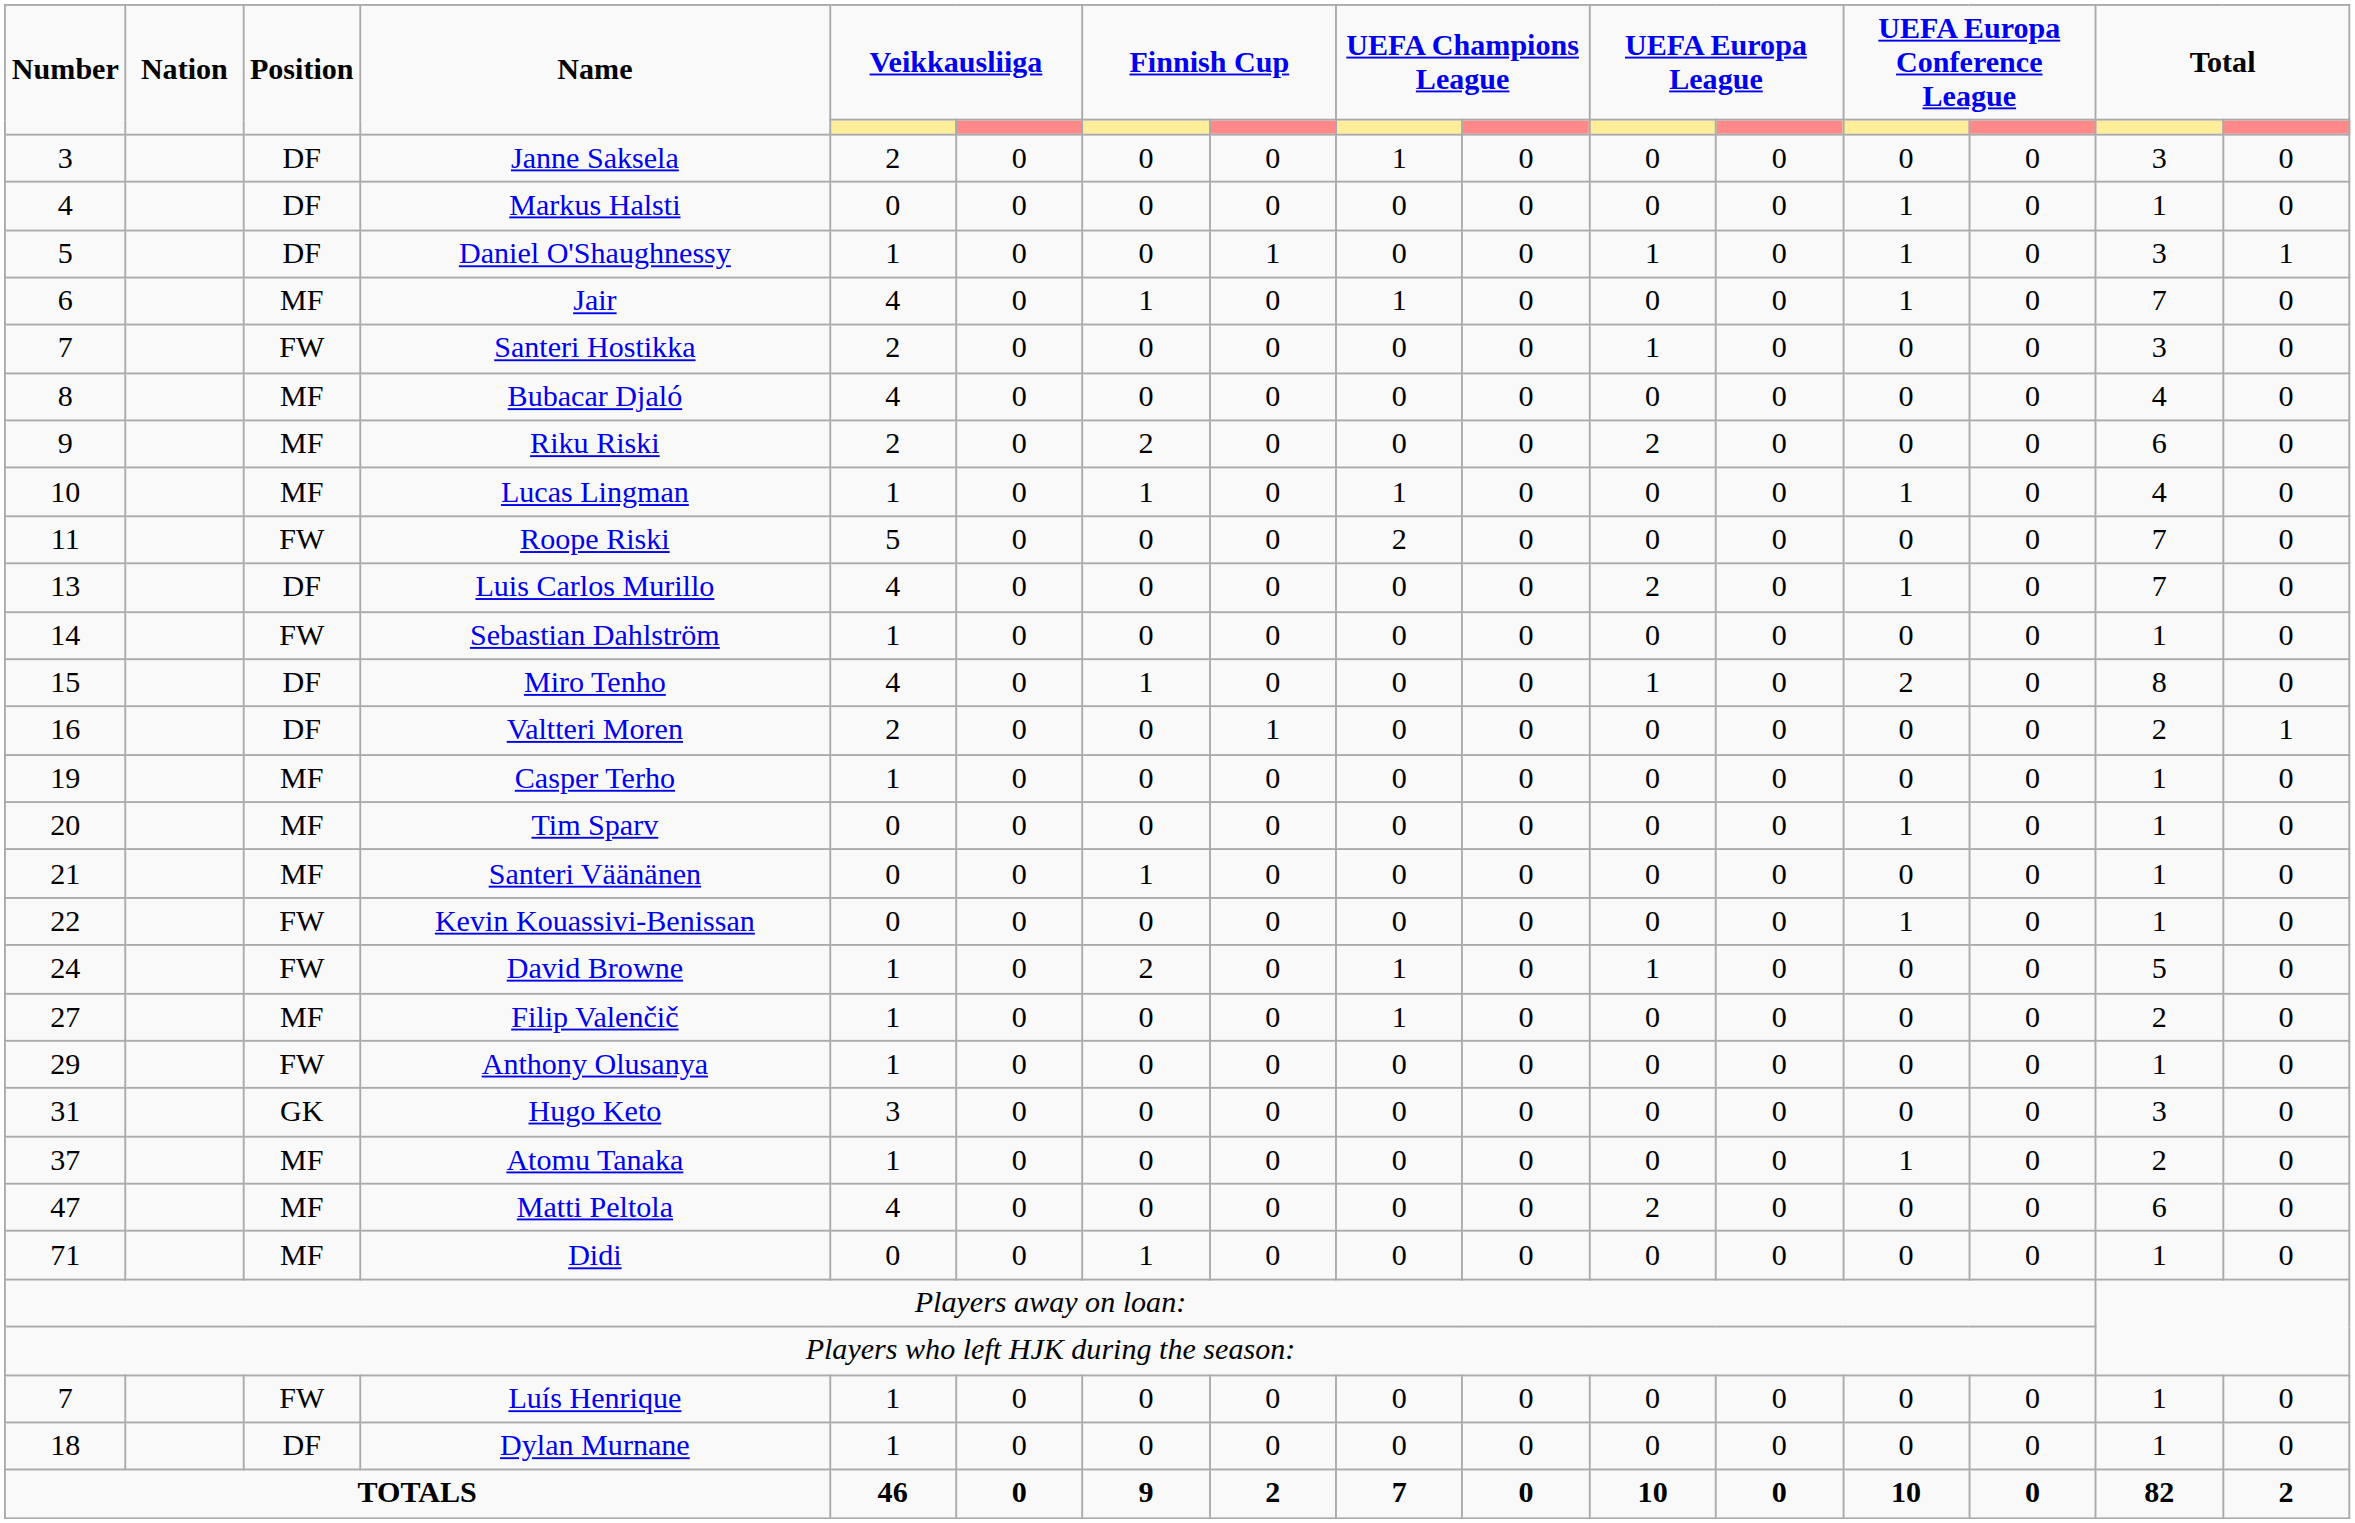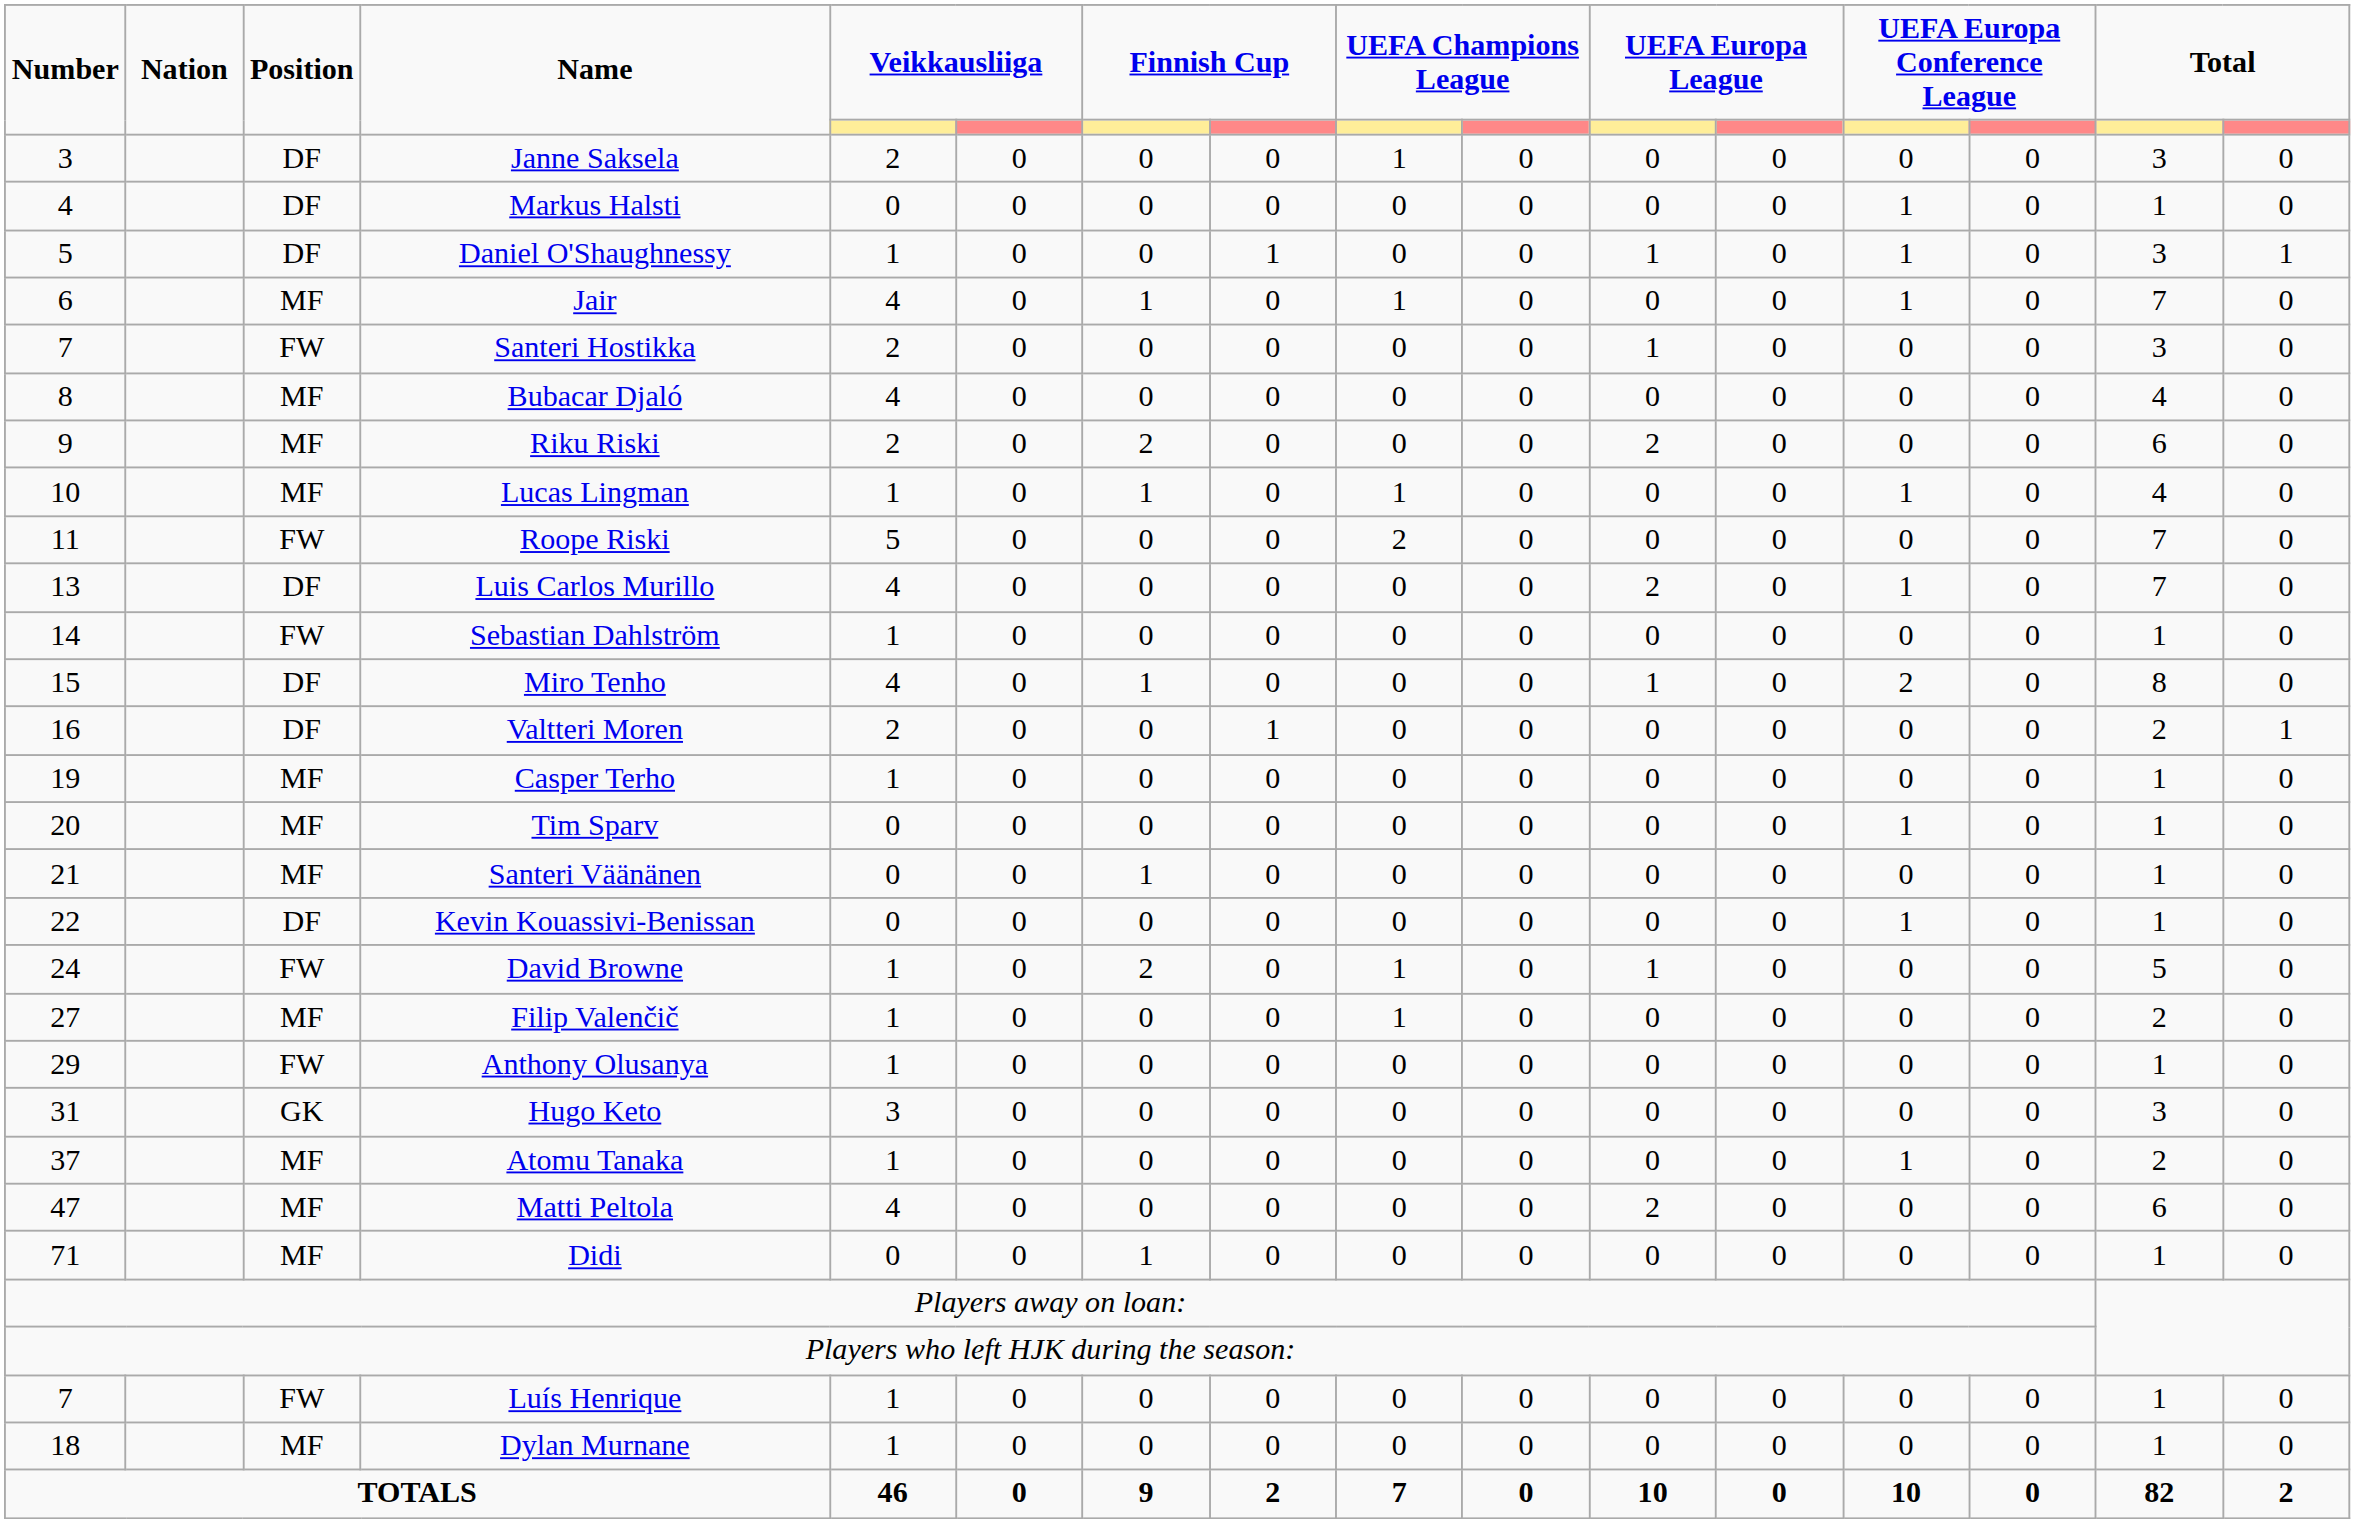(302, 920) FW -> (302, 920) DF
(302, 1445) DF -> (302, 1445) MF
